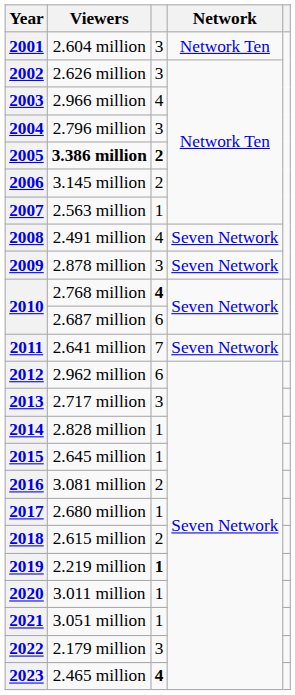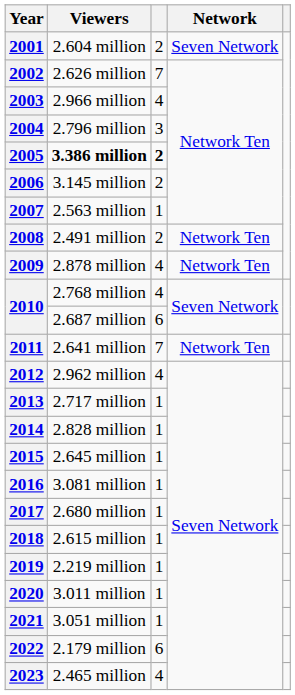(159, 45) 3 -> (159, 45) 2
(225, 45) Network Ten -> (225, 45) Seven Network
(159, 73) 3 -> (159, 73) 7
(159, 237) 4 -> (159, 237) 2
(225, 237) Seven Network -> (225, 237) Network Ten
(159, 265) 3 -> (159, 265) 4
(225, 265) Seven Network -> (225, 265) Network Ten
(159, 292) bold -> (159, 292) normal
(225, 347) Seven Network -> (225, 347) Network Ten
(159, 374) 6 -> (159, 374) 4
(159, 402) 3 -> (159, 402) 1
(159, 484) 2 -> (159, 484) 1
(159, 539) 2 -> (159, 539) 1
(159, 566) bold -> (159, 566) normal
(159, 648) 3 -> (159, 648) 6
(159, 676) bold -> (159, 676) normal
